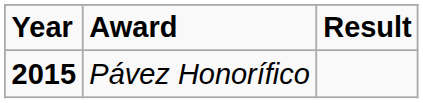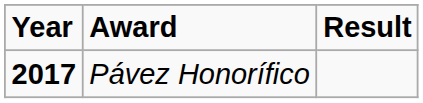(44, 73) 2015 -> (44, 73) 2017
